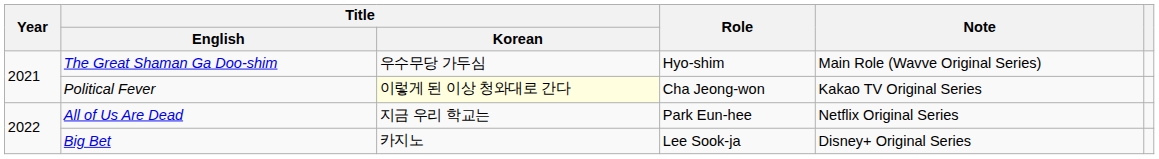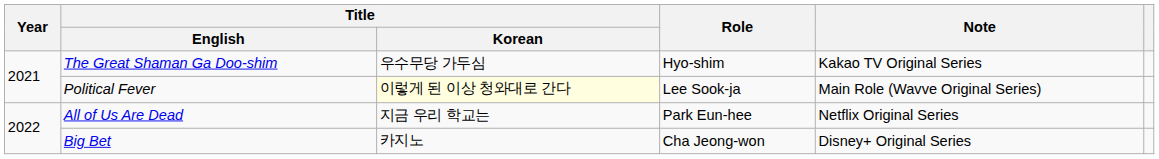(930, 63) Main Role (Wavve Original Series) -> (900, 63) Kakao TV Original Series
(714, 89) Cha Jeong-won -> (702, 89) Lee Sook-ja
(900, 89) Kakao TV Original Series -> (930, 89) Main Role (Wavve Original Series)
(702, 141) Lee Sook-ja -> (714, 141) Cha Jeong-won
